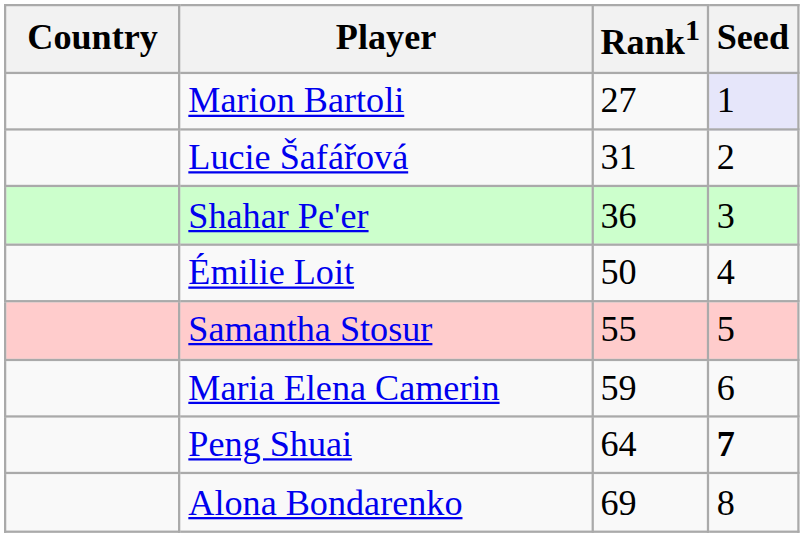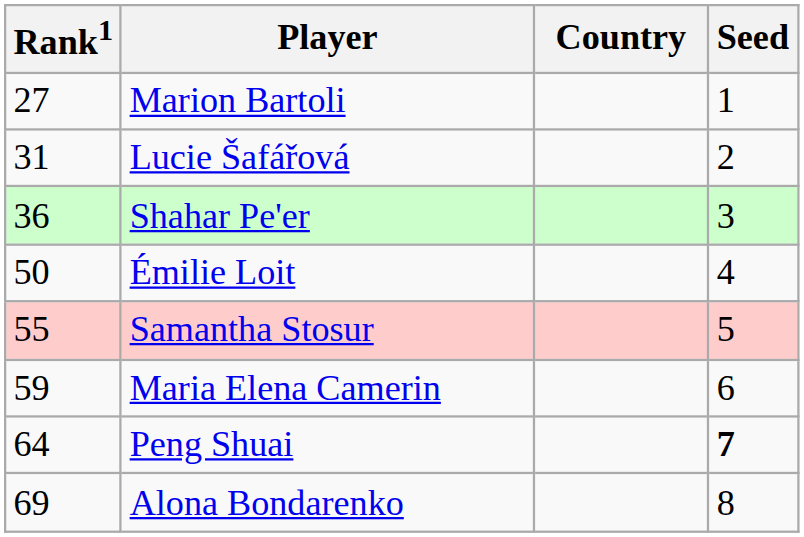columns swapped: (93, 38) <-> (650, 38)
(726, 100) lavender background -> (726, 100) no background
